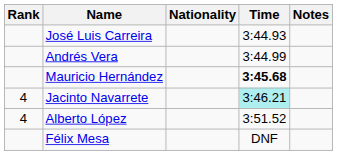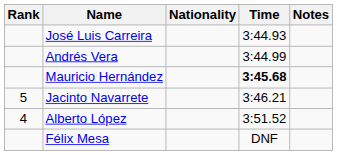(23, 98) 4 -> (23, 98) 5
(264, 98) paleturquoise background -> (264, 98) no background
